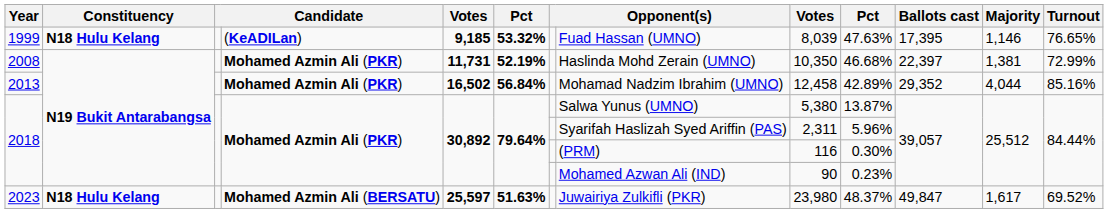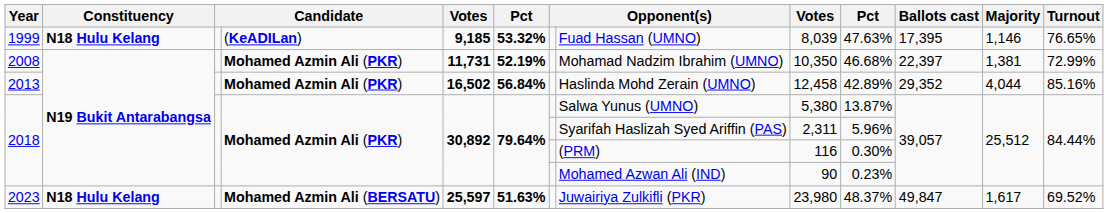(657, 61) Haslinda Mohd Zerain (UMNO) -> (671, 61) Mohamad Nadzim Ibrahim (UMNO)
(671, 84) Mohamad Nadzim Ibrahim (UMNO) -> (657, 84) Haslinda Mohd Zerain (UMNO)
